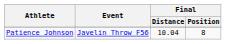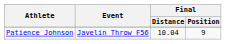(203, 33) 8 -> (203, 33) 9
